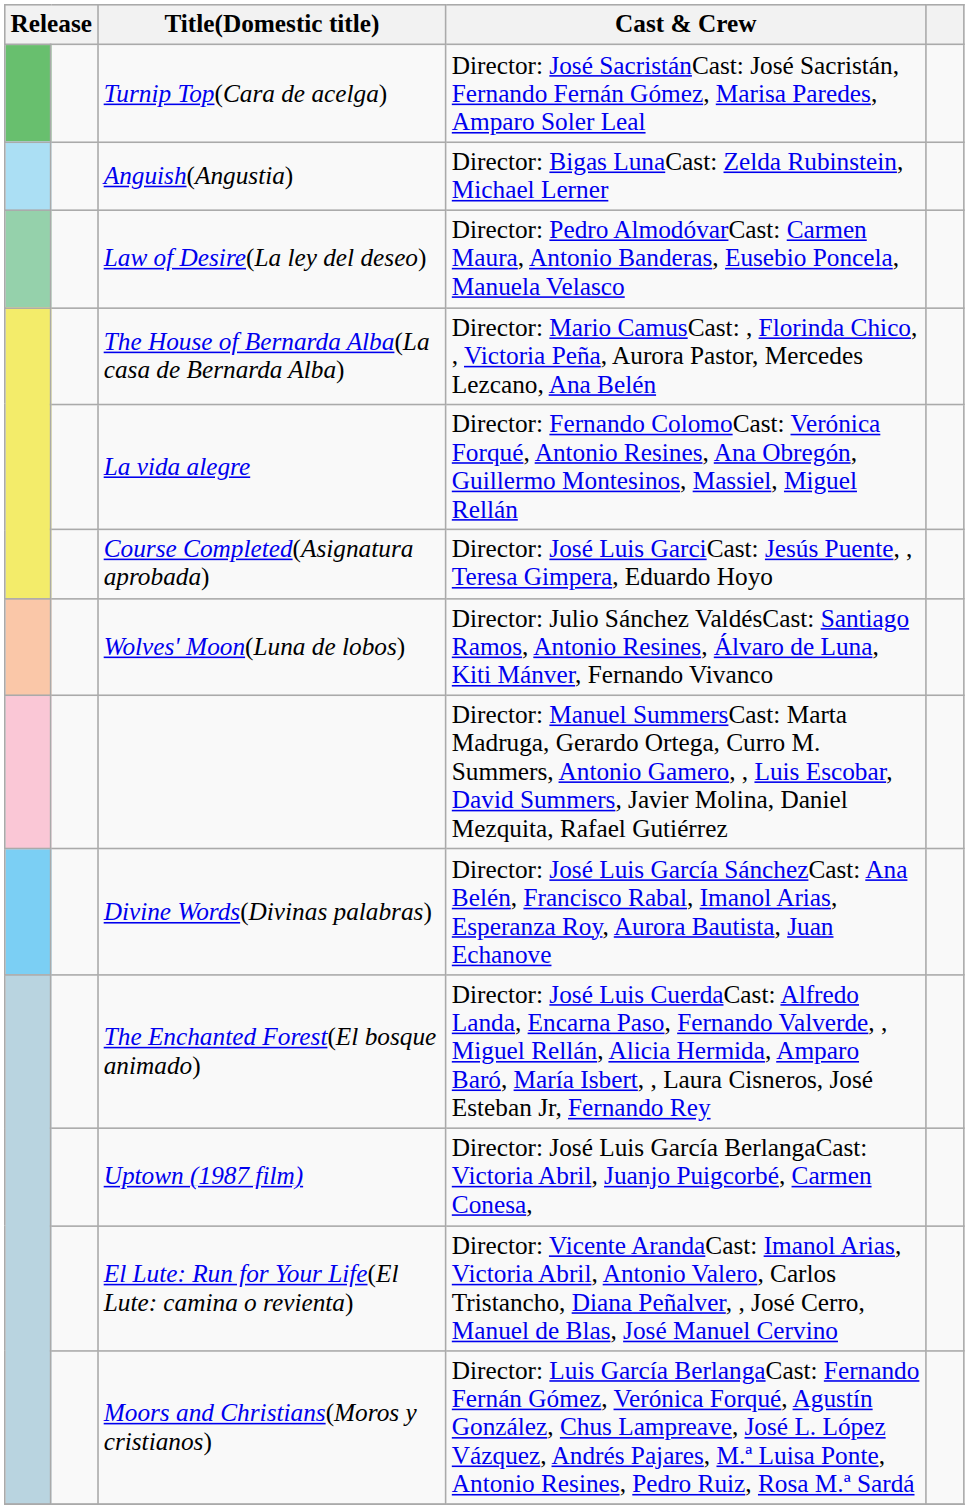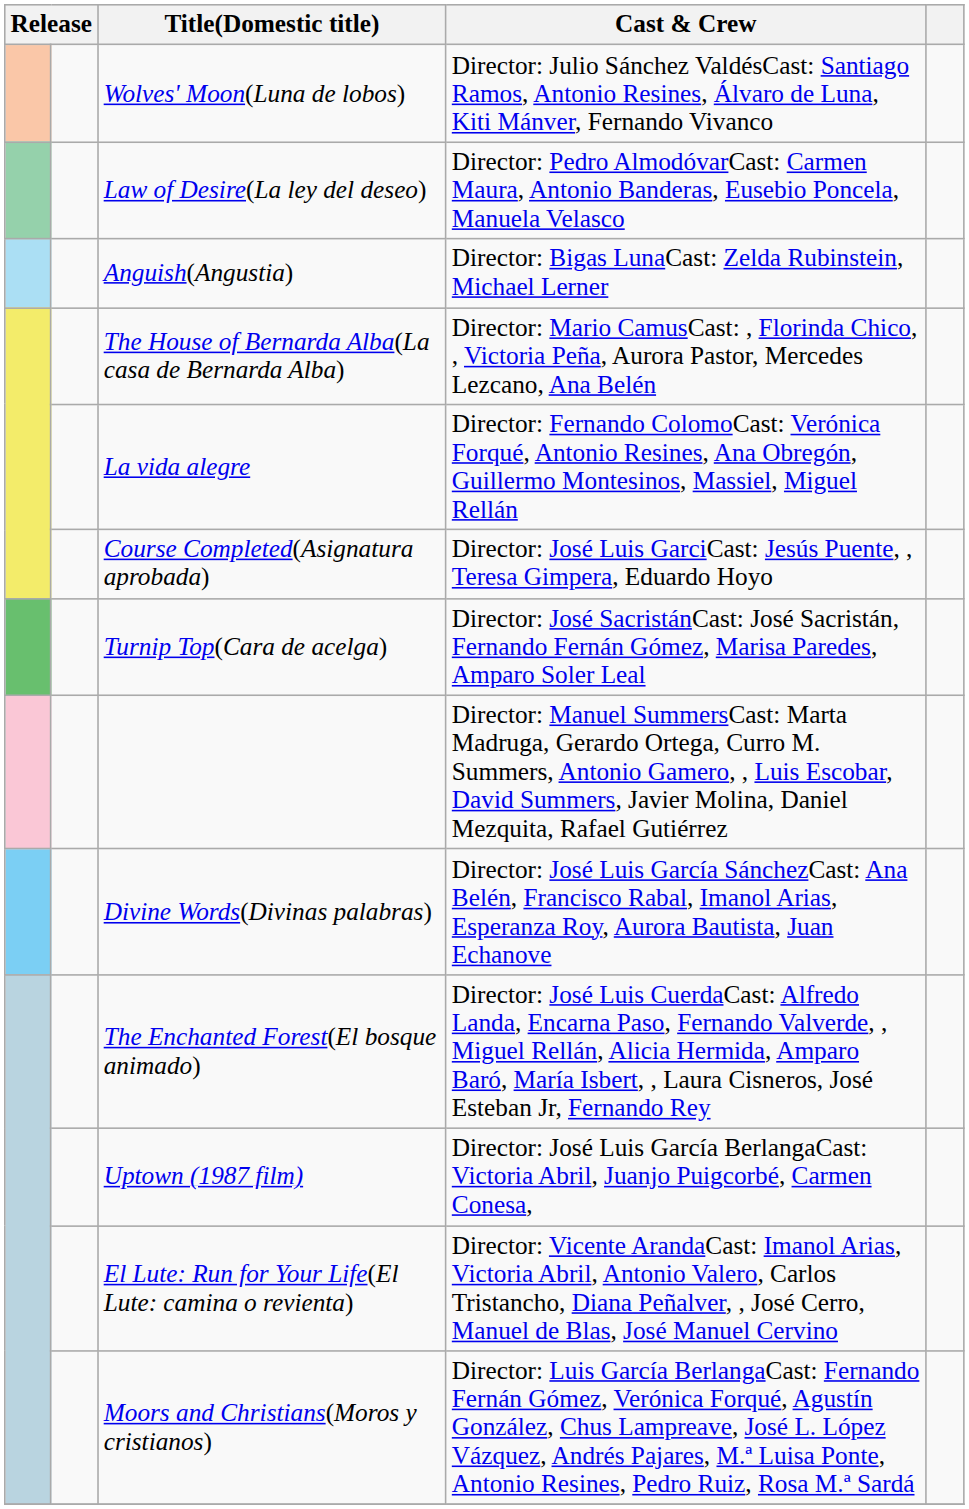rows swapped: (245, 93) <-> (254, 646)
rows swapped: (265, 258) <-> (198, 175)
